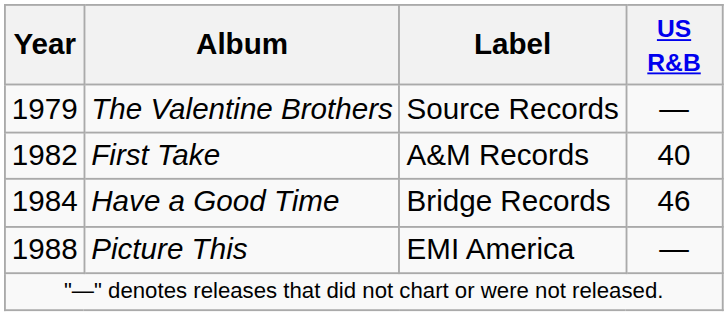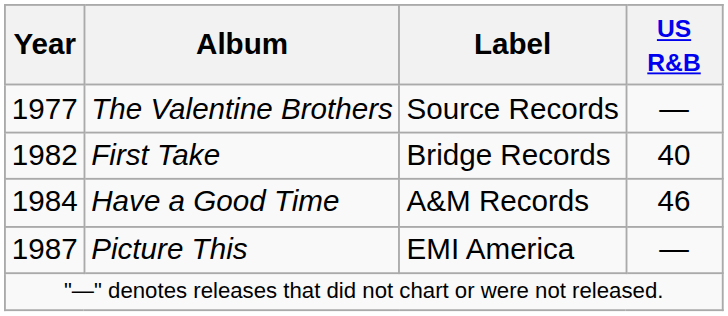(45, 108) 1979 -> (45, 108) 1977
(498, 155) A&M Records -> (509, 155) Bridge Records
(509, 202) Bridge Records -> (498, 202) A&M Records
(45, 249) 1988 -> (45, 249) 1987
